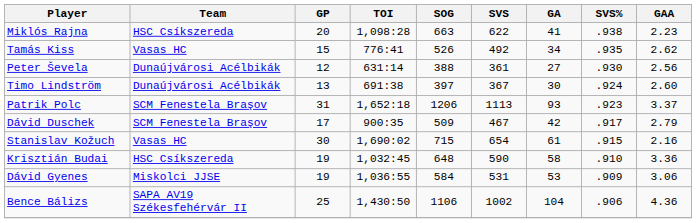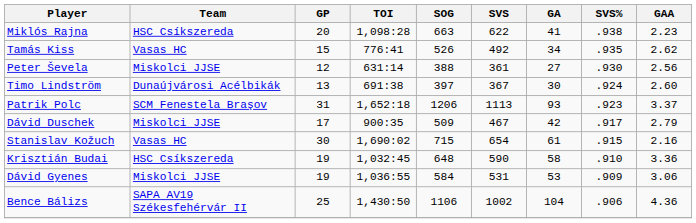(207, 68) Dunaújvárosi Acélbikák -> (177, 68) Miskolci JJSE
(200, 123) SCM Fenestela Braşov -> (177, 123) Miskolci JJSE
